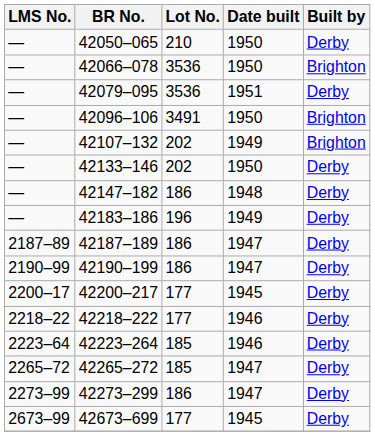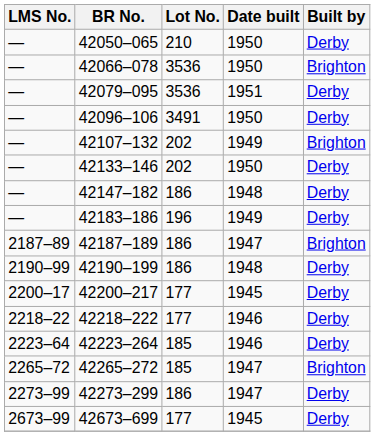(336, 117) Brighton -> (328, 117) Derby
(328, 243) Derby -> (336, 243) Brighton
(245, 268) 1947 -> (245, 268) 1948
(328, 368) Derby -> (336, 368) Brighton
